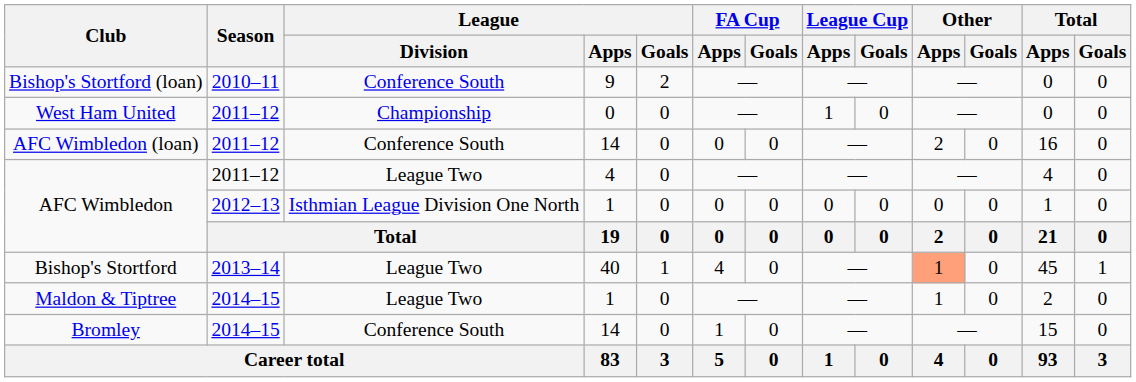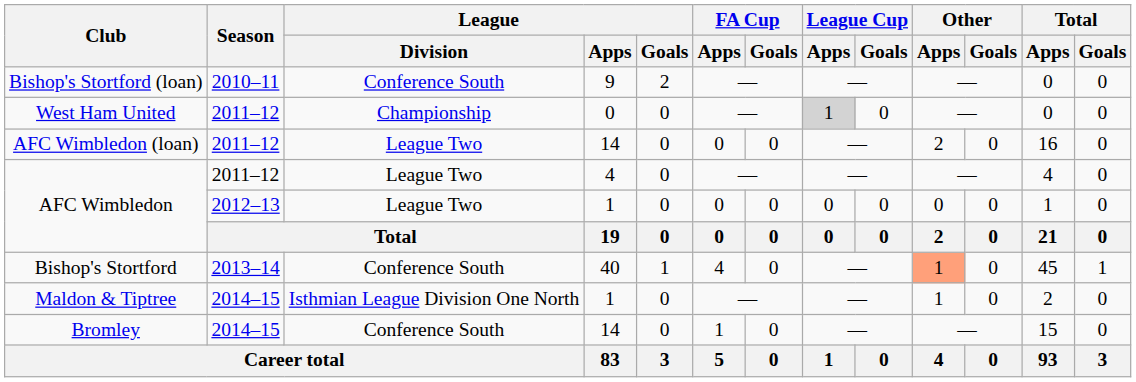(829, 112) no background -> (829, 112) lightgrey background
(434, 143) Conference South -> (434, 143) League Two
(434, 205) Isthmian League Division One North -> (434, 205) League Two
(434, 267) League Two -> (434, 267) Conference South
(434, 298) League Two -> (434, 298) Isthmian League Division One North
